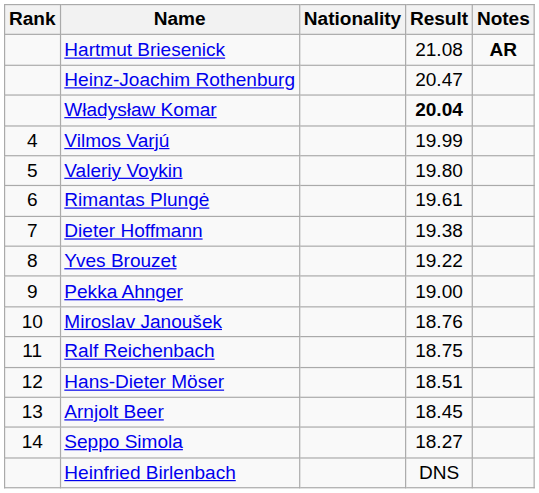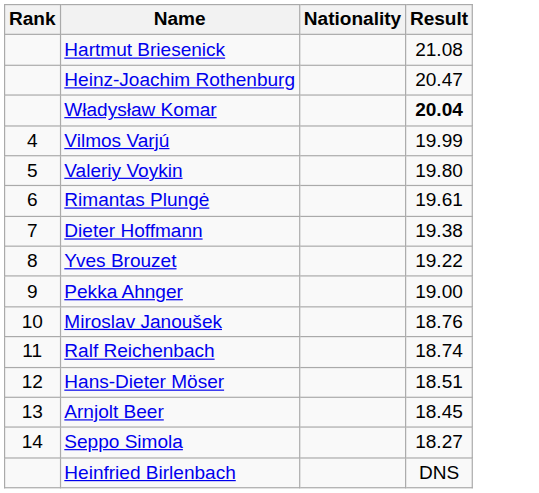- column: (503, 19)
(439, 351) 18.75 -> (439, 351) 18.74
